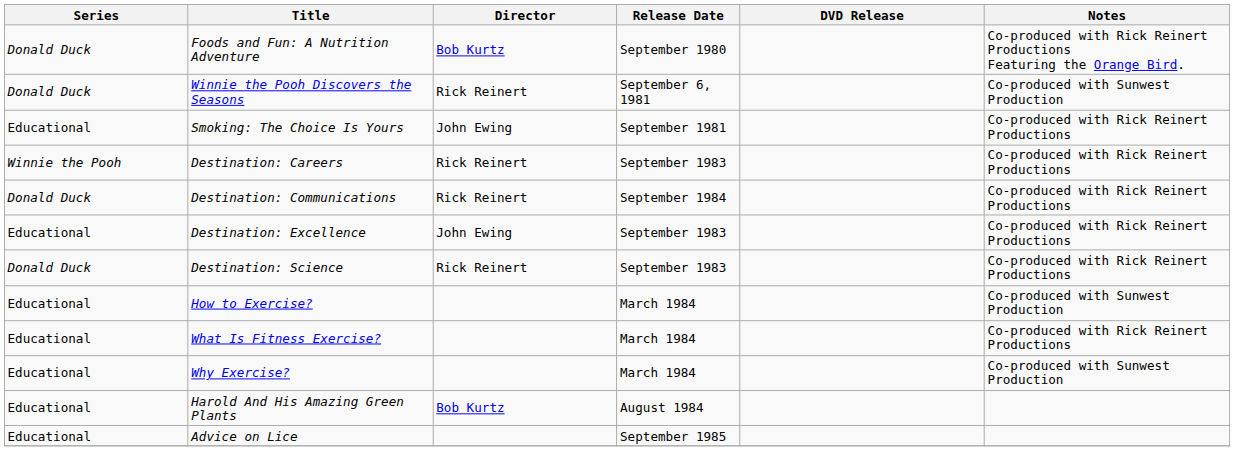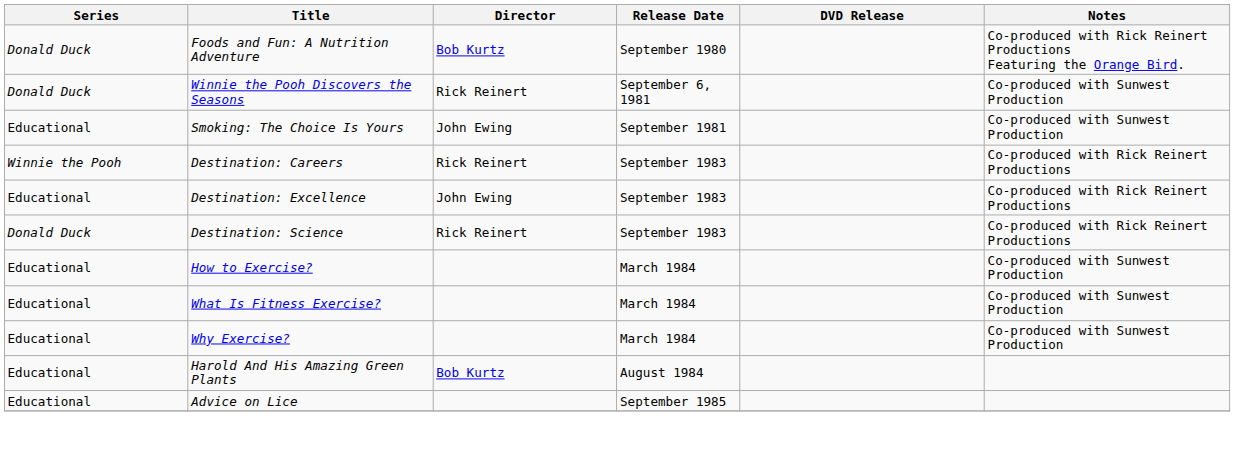(1098, 127) Co-produced with Rick Reinert Productions -> (1079, 127) Co-produced with Sunwest Production
- row: (294, 198)
(1098, 338) Co-produced with Rick Reinert Productions -> (1079, 303) Co-produced with Sunwest Production
